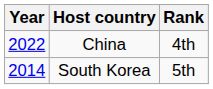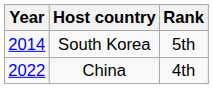rows swapped: (104, 70) <-> (104, 44)
